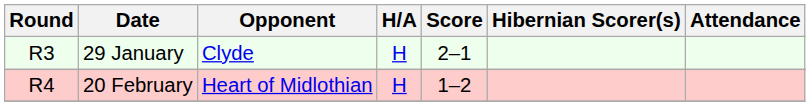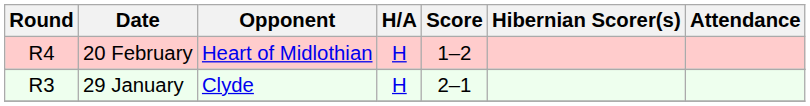rows swapped: (133, 52) <-> (138, 85)
